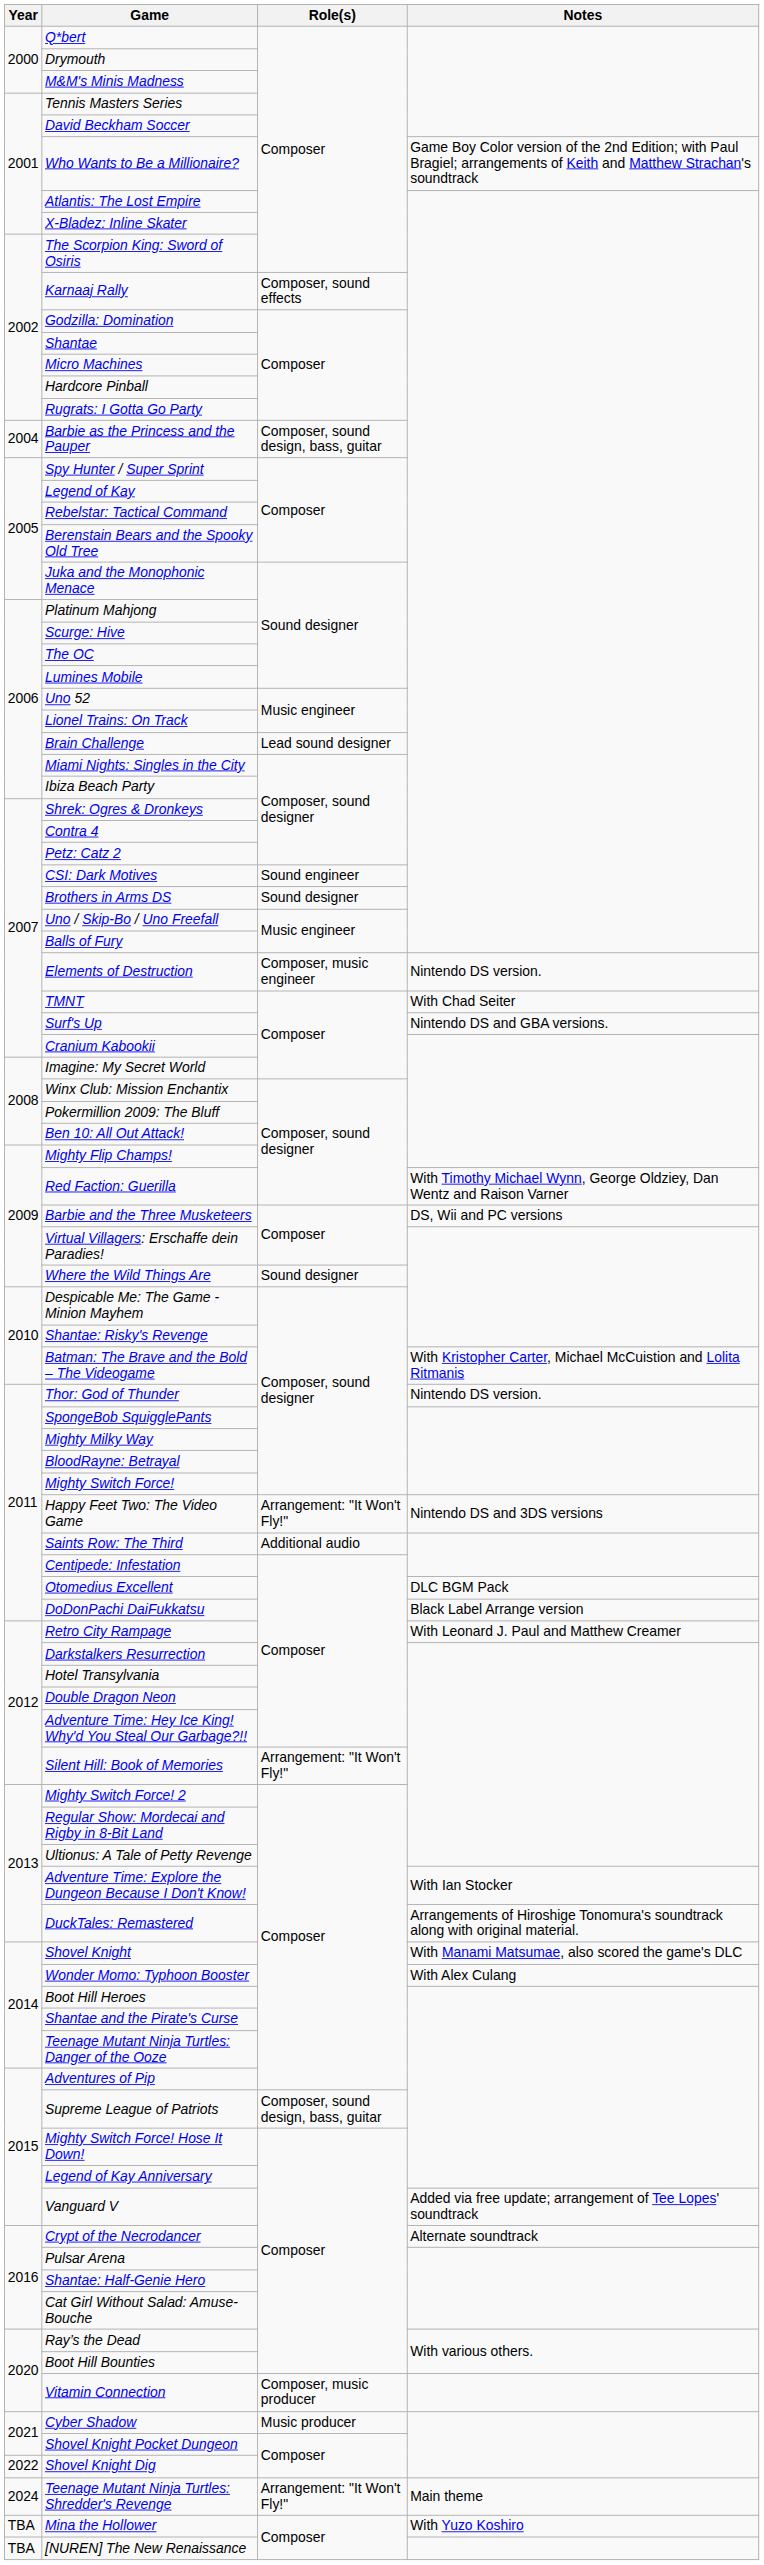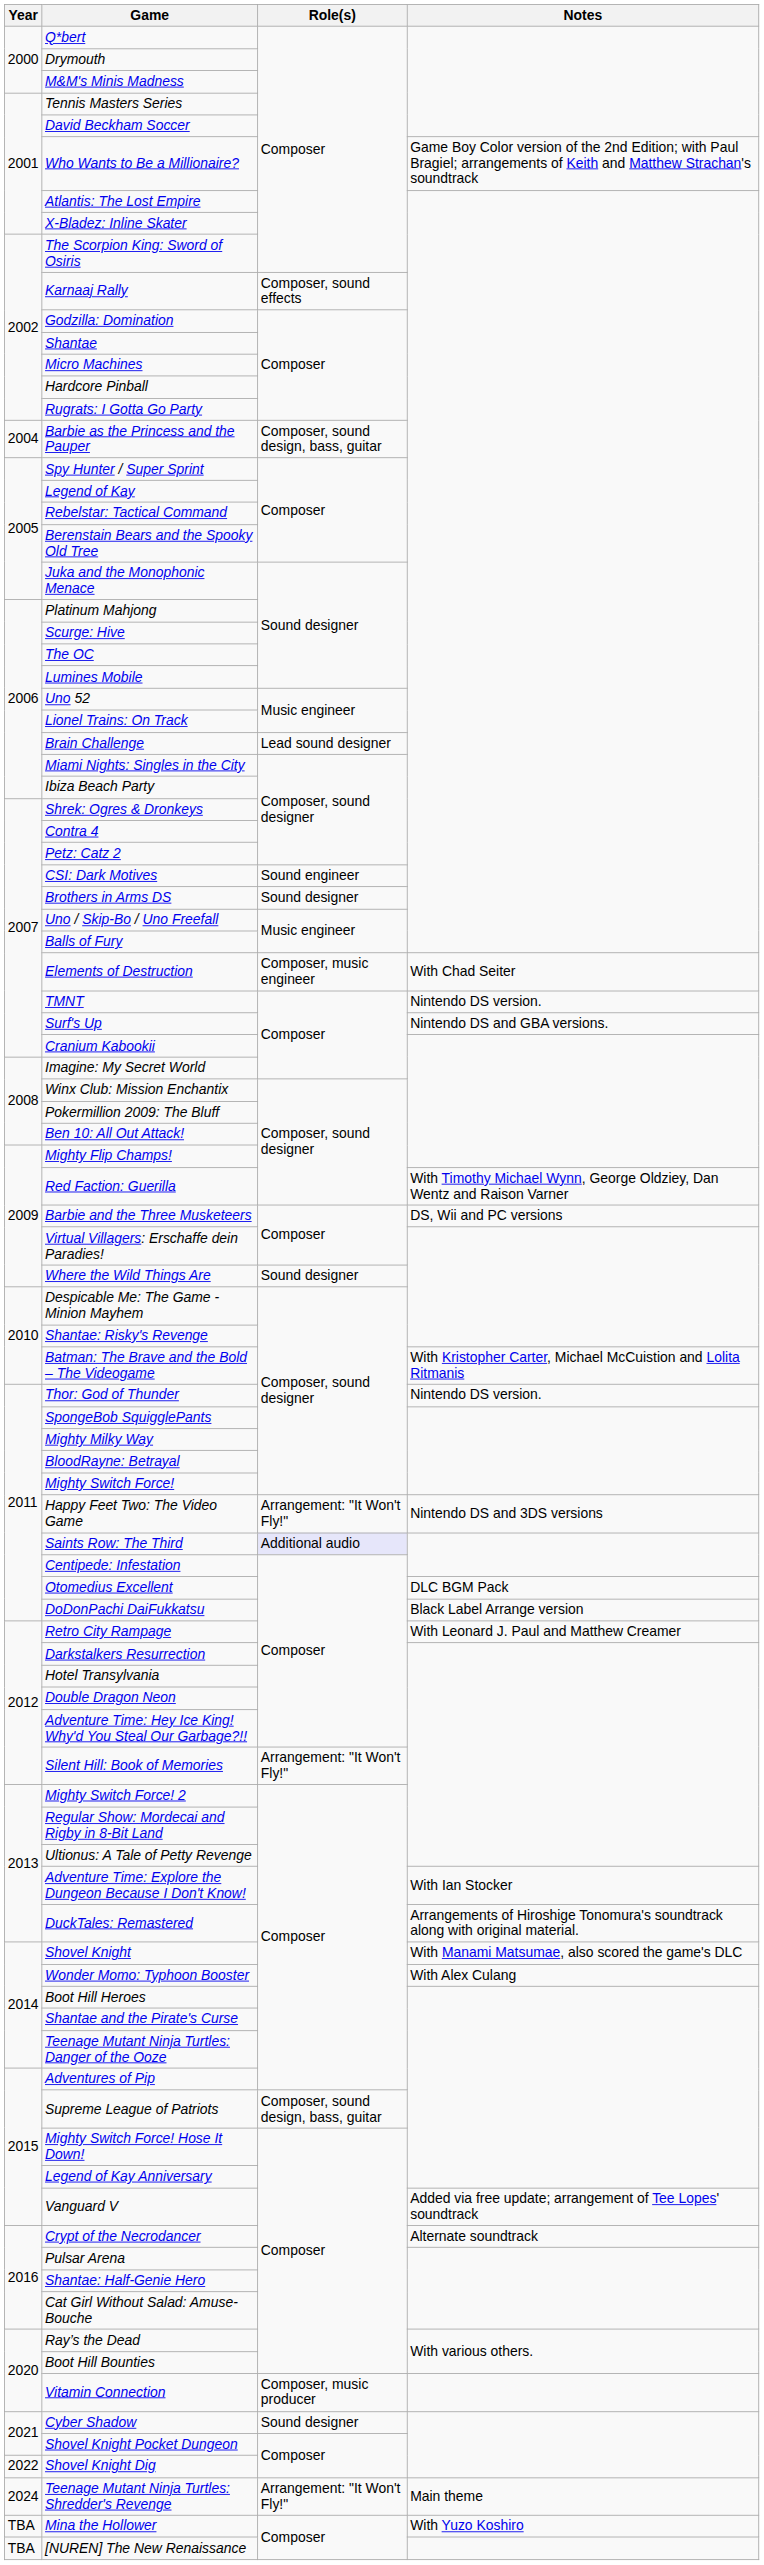(476, 971) Nintendo DS version. -> (463, 971) With Chad Seiter
(463, 1001) With Chad Seiter -> (476, 1001) Nintendo DS version.
(310, 1543) no background -> (310, 1543) lavender background
(308, 2422) Music producer -> (310, 2422) Sound designer
